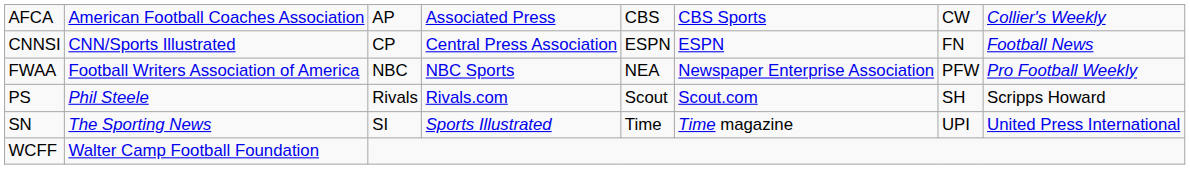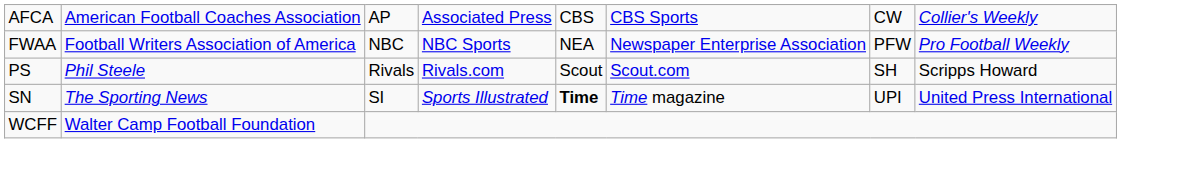- row: (35, 44)
(643, 124) normal -> (579, 97) bold
